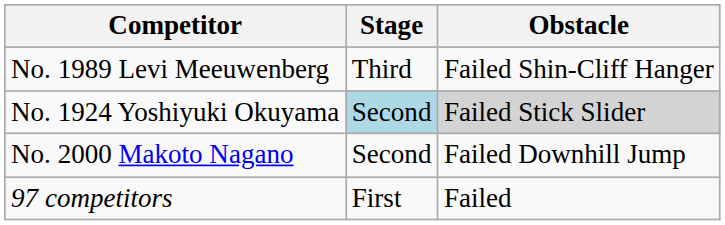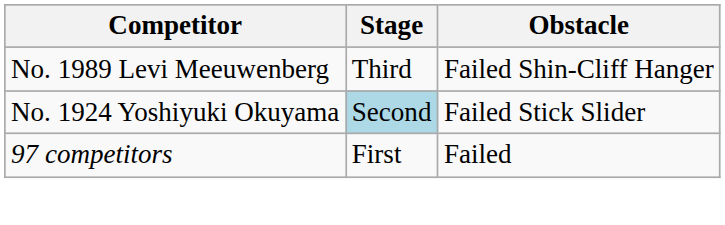(545, 111) lightgrey background -> (545, 111) no background
- row: (152, 154)
